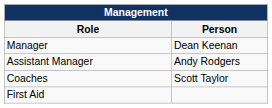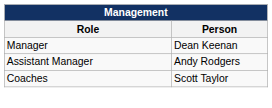- row: (26, 95)
